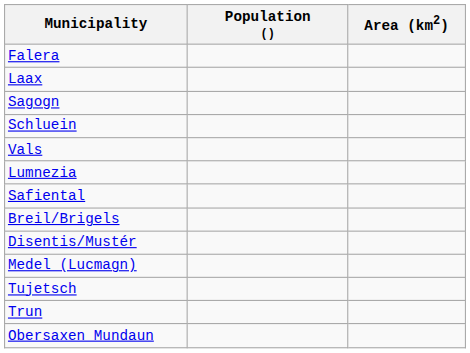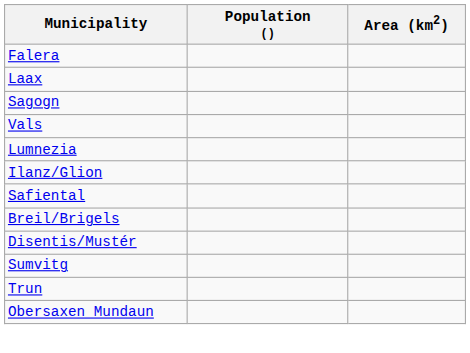- row: (42, 126)
+ row: (55, 173)
- row: (72, 266)
+ row: (38, 266)
- row: (42, 289)
